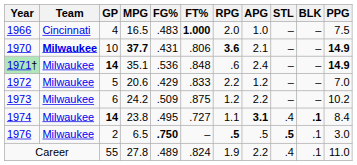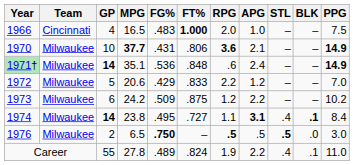(70, 48) bold -> (68, 48) normal
(317, 134) .1 -> (314, 134) .0
